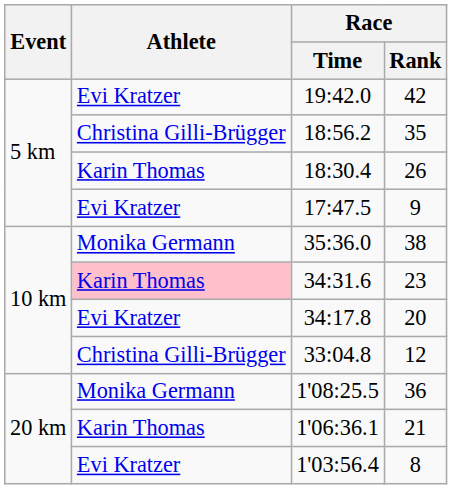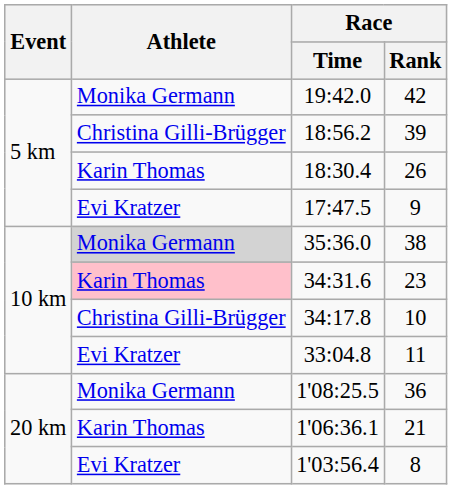(129, 96) Evi Kratzer -> (156, 96) Monika Germann
(415, 133) 35 -> (415, 133) 39
(156, 244) no background -> (156, 244) lightgrey background
(129, 317) Evi Kratzer -> (181, 317) Christina Gilli-Brügger
(415, 317) 20 -> (415, 317) 10
(181, 354) Christina Gilli-Brügger -> (129, 354) Evi Kratzer
(415, 354) 12 -> (415, 354) 11
